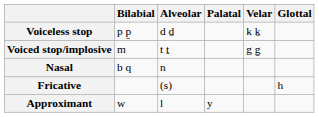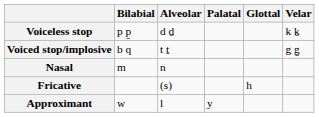columns swapped: (259, 13) <-> (295, 13)
(121, 49) m -> (124, 49) b q
(124, 67) b q -> (121, 67) m
